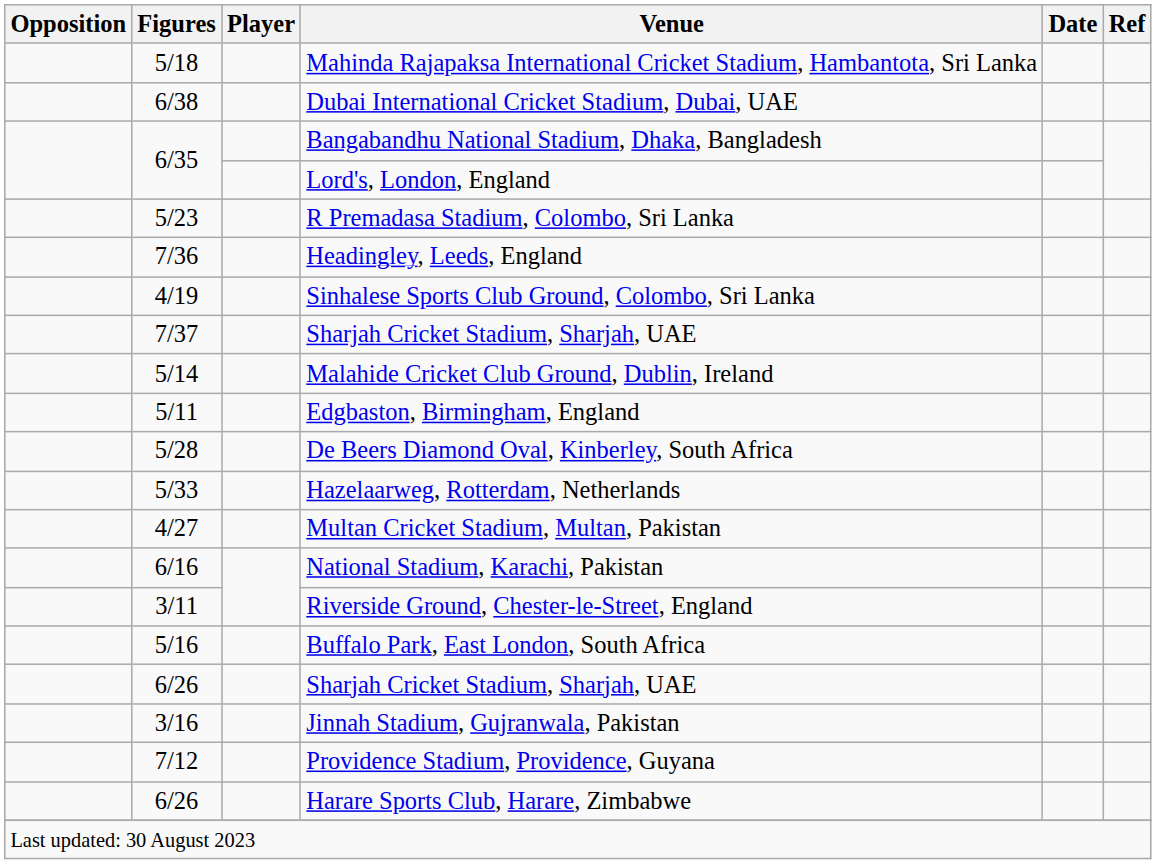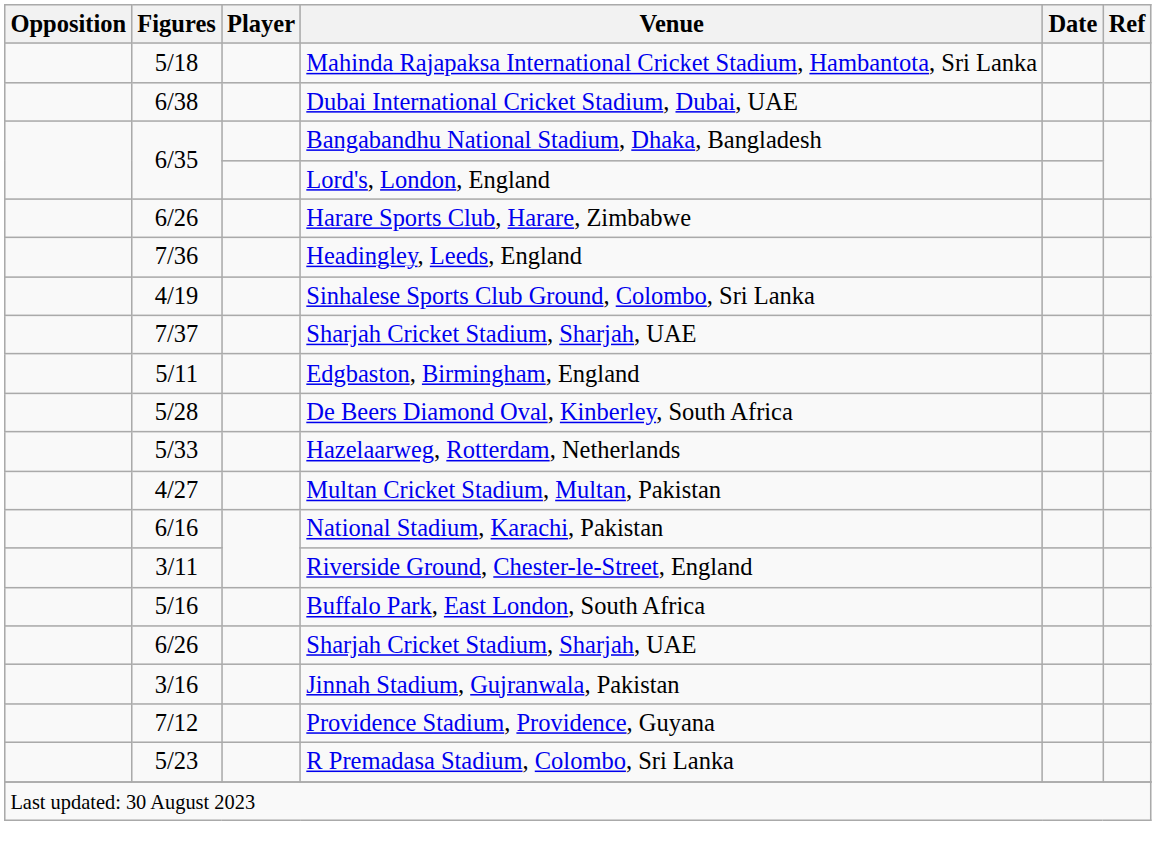rows swapped: (177, 218) <-> (177, 800)
- row: (177, 373)
